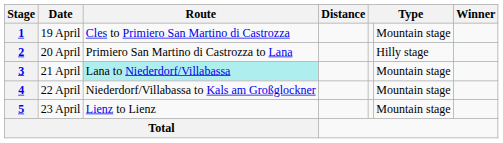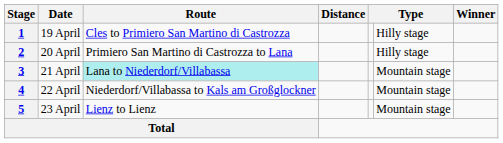(413, 33) Mountain stage -> (402, 33) Hilly stage
